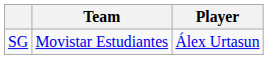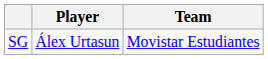columns swapped: (217, 16) <-> (102, 16)
